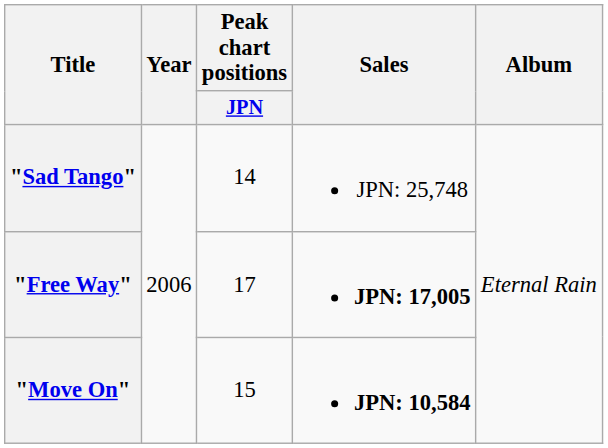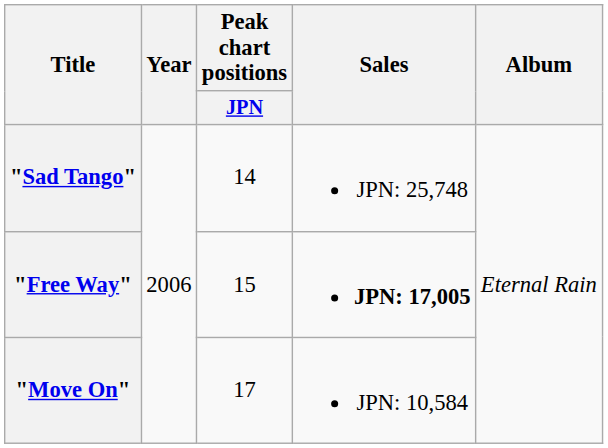(244, 283) 17 -> (244, 283) 15
(244, 390) 15 -> (244, 390) 17
(384, 403) bold -> (384, 403) normal
